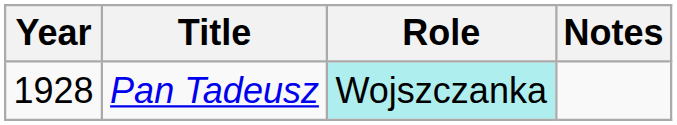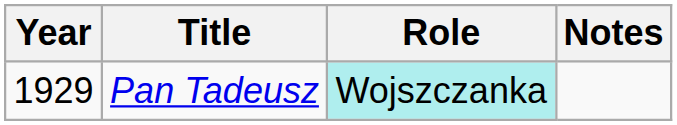(53, 90) 1928 -> (53, 90) 1929
